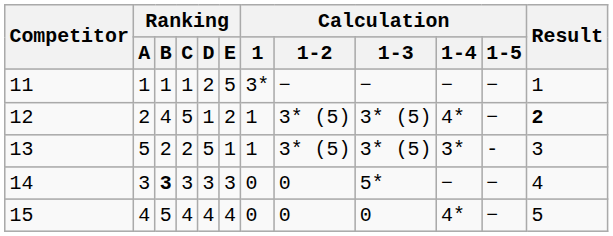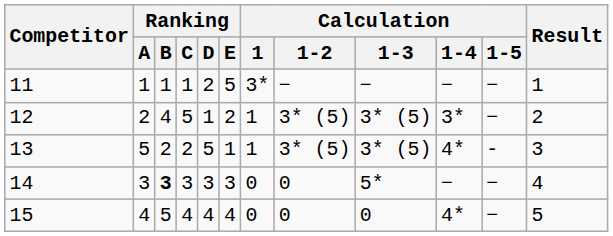(453, 118) 4* -> (453, 118) 3*
(537, 118) bold -> (537, 118) normal
(453, 151) 3* -> (453, 151) 4*
